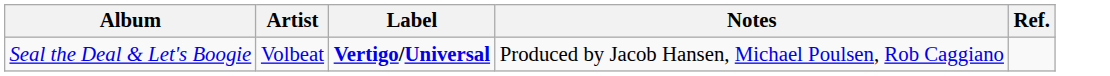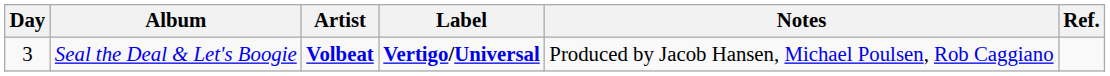+ column: (27, 20)
(292, 53) normal -> (340, 53) bold
